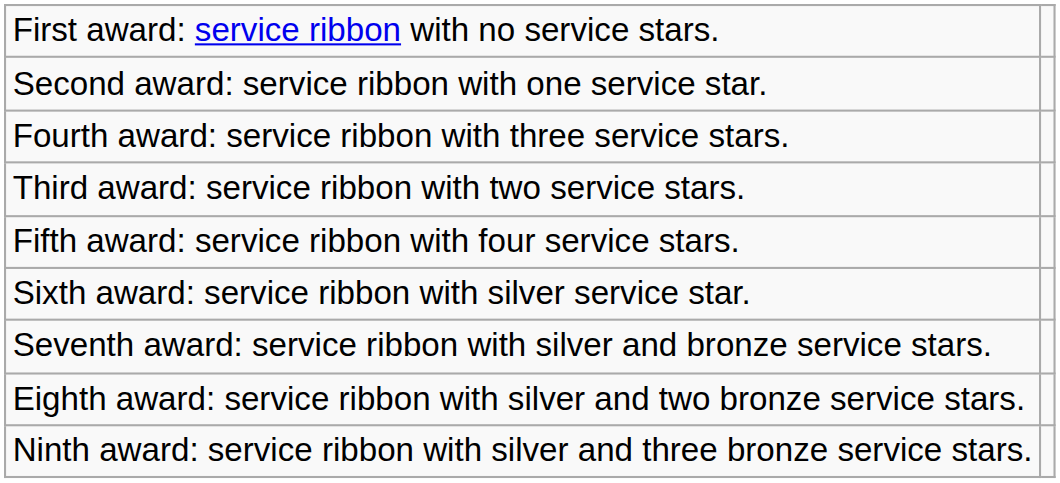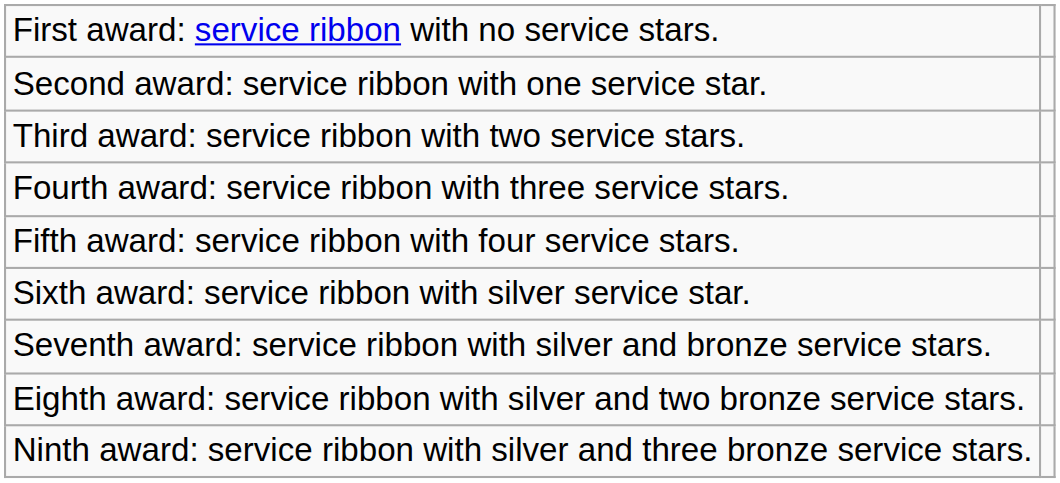rows swapped: (379, 188) <-> (401, 135)
